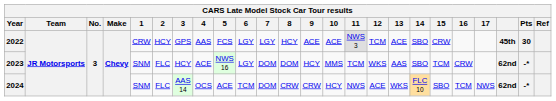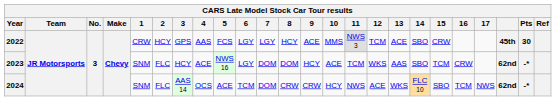(334, 41) ACE -> (334, 41) MMS
(334, 63) MMS -> (334, 63) ACE
